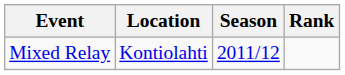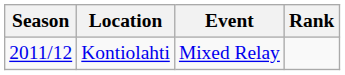columns swapped: (248, 20) <-> (60, 20)
